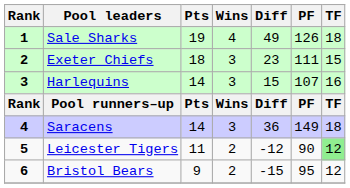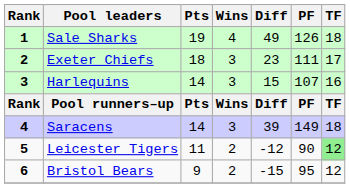(334, 60) 15 -> (334, 60) 17
(271, 127) 36 -> (271, 127) 39
